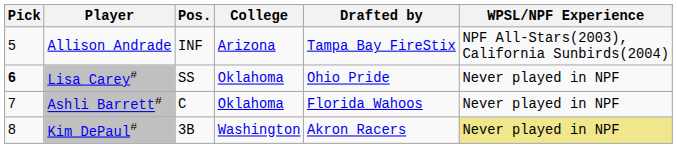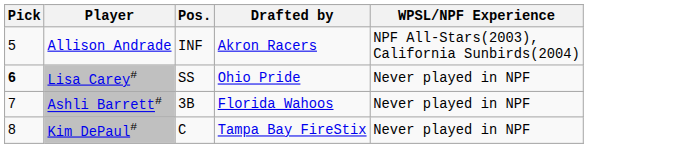- column: (259, 16)
(381, 46) Tampa Bay FireStix -> (267, 46) Akron Racers
(182, 104) C -> (186, 104) 3B
(186, 130) 3B -> (182, 130) C
(357, 130) Akron Racers -> (292, 130) Tampa Bay FireStix
(541, 130) khaki background -> (452, 130) no background
